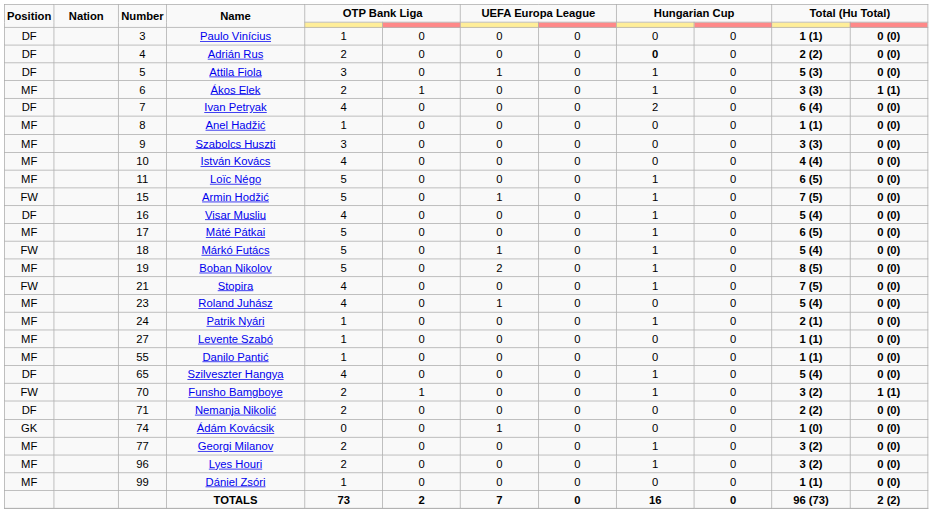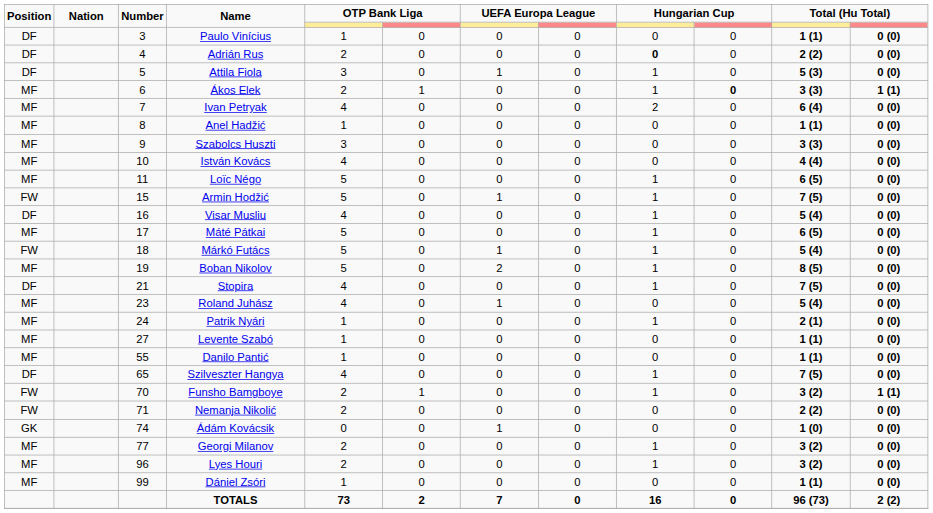(733, 90) normal -> (733, 90) bold
(29, 108) DF -> (29, 108) MF
(29, 286) FW -> (29, 286) DF
(811, 375) 5 (4) -> (811, 375) 7 (5)
(29, 410) DF -> (29, 410) FW
